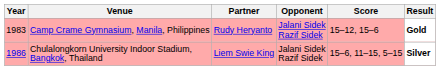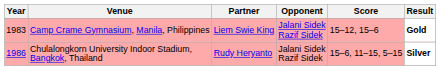(243, 30) Rudy Heryanto -> (244, 30) Liem Swie King
(244, 54) Liem Swie King -> (243, 54) Rudy Heryanto
